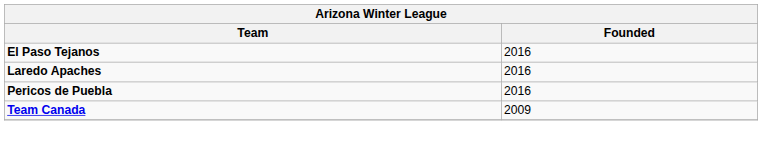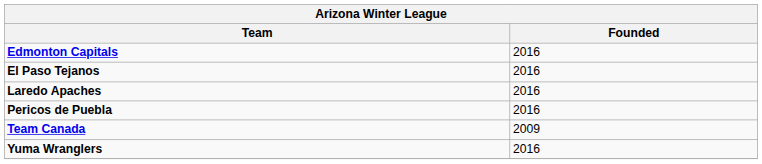+ row: (63, 52)
+ row: (55, 149)
